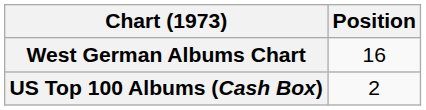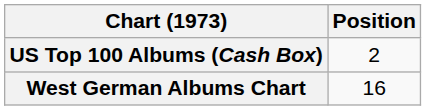rows swapped: (166, 88) <-> (166, 54)
